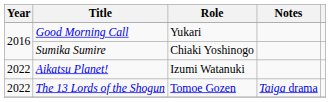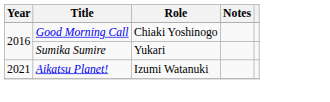(186, 32) Yukari -> (176, 32) Chiaki Yoshinogo
(212, 50) Chiaki Yoshinogo -> (150, 50) Yukari
(19, 69) 2022 -> (19, 69) 2021
- row: (100, 87)
